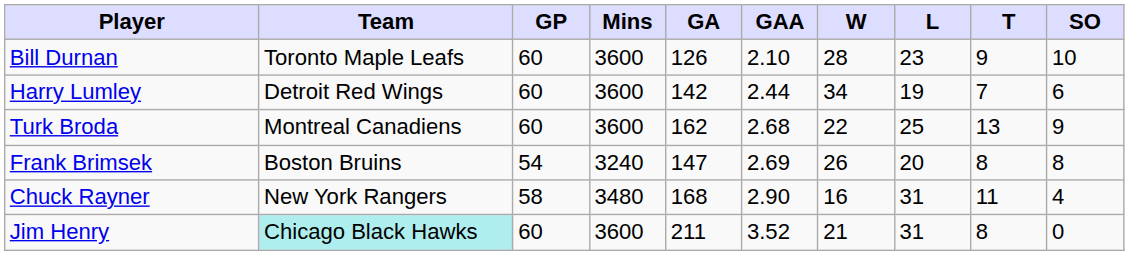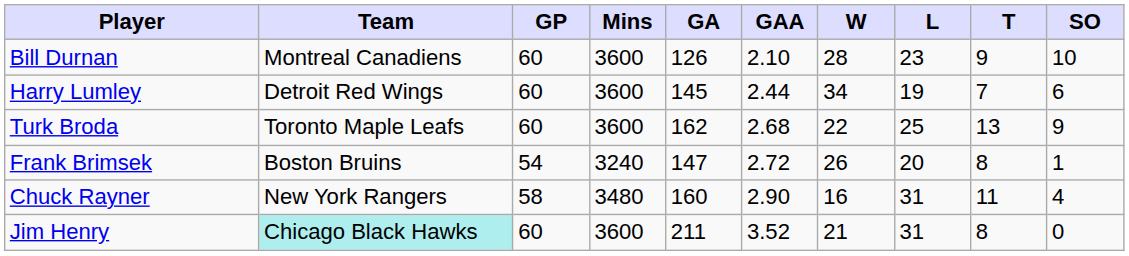(364, 57) Toronto Maple Leafs -> (363, 57) Montreal Canadiens
(689, 92) 142 -> (689, 92) 145
(363, 127) Montreal Canadiens -> (364, 127) Toronto Maple Leafs
(768, 162) 2.69 -> (768, 162) 2.72
(1058, 162) 8 -> (1058, 162) 1
(689, 197) 168 -> (689, 197) 160
